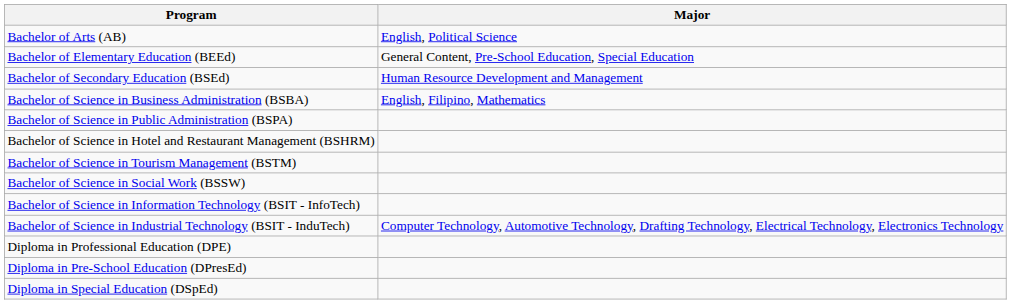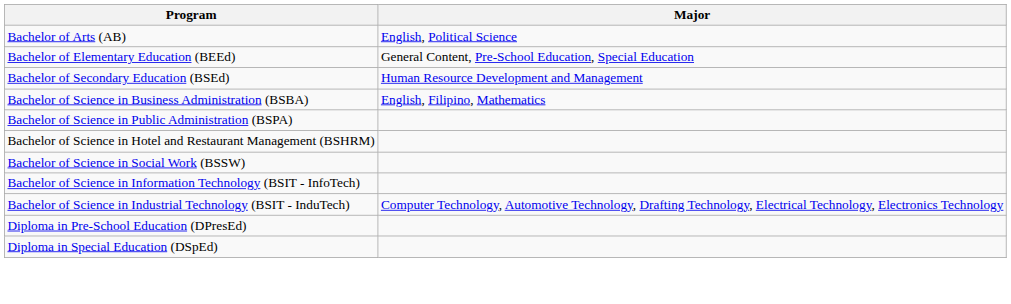- row: (152, 162)
- row: (119, 246)
